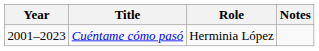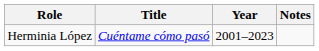columns swapped: (37, 14) <-> (232, 14)
